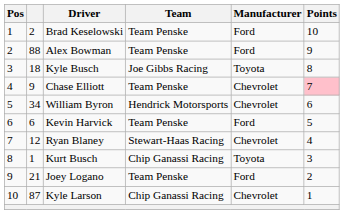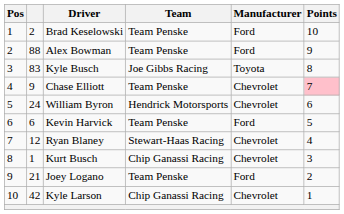(35, 67) 18 -> (35, 67) 83
(35, 104) 34 -> (35, 104) 24
(249, 158) Toyota -> (256, 158) Chevrolet
(35, 195) 87 -> (35, 195) 42
